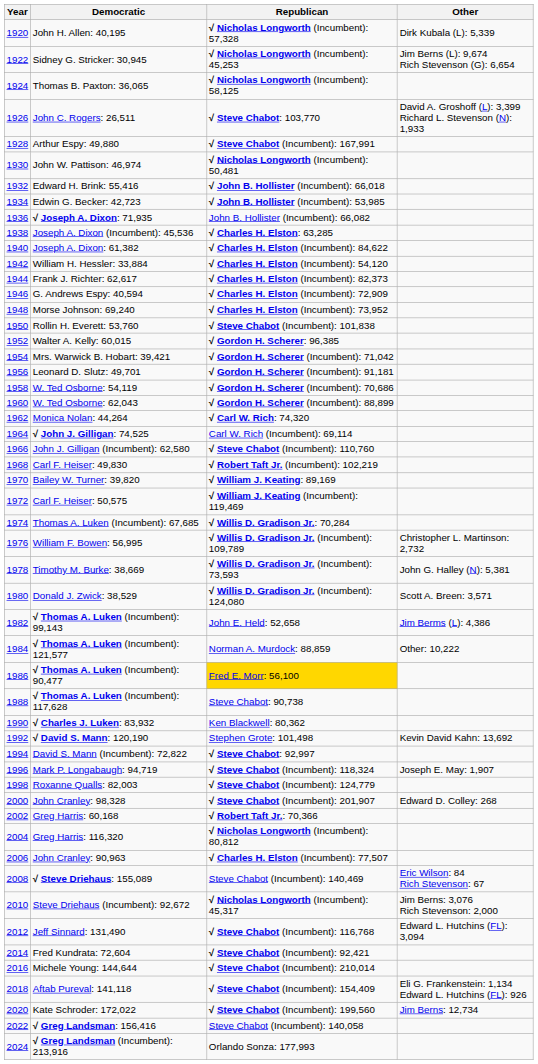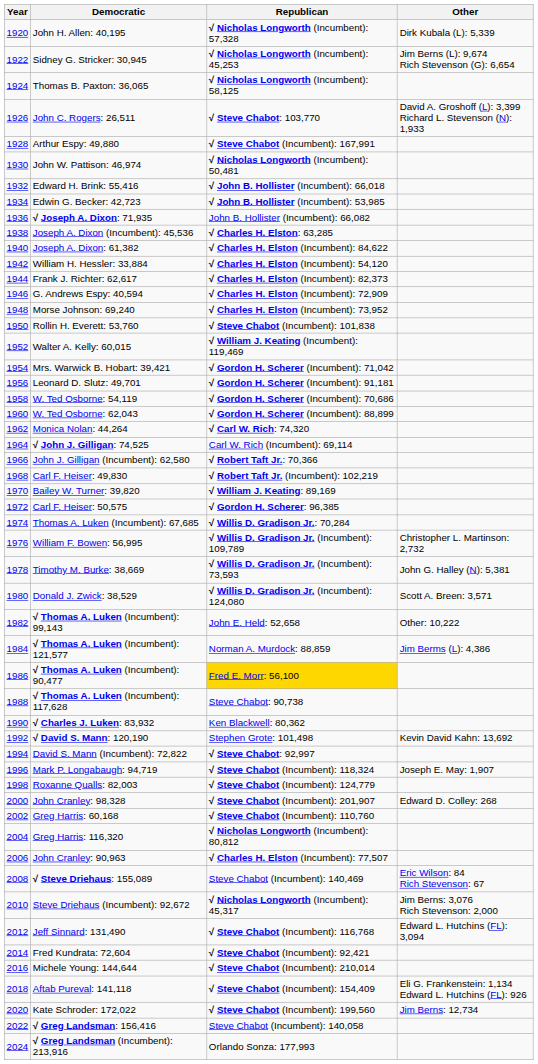(274, 341) √ Gordon H. Scherer: 96,385 -> (283, 346) √ William J. Keating (Incumbent): 119,469
(291, 449) √ Steve Chabot (Incumbent): 110,760 -> (263, 460) √ Robert Taft Jr.: 70,366
(283, 501) √ William J. Keating (Incumbent): 119,469 -> (274, 507) √ Gordon H. Scherer: 96,385
(445, 622) Jim Berms (L): 4,386 -> (429, 622) Other: 10,222
(429, 649) Other: 10,222 -> (445, 649) Jim Berms (L): 4,386
(263, 816) √ Robert Taft Jr.: 70,366 -> (291, 816) √ Steve Chabot (Incumbent): 110,760
